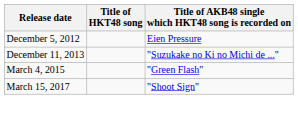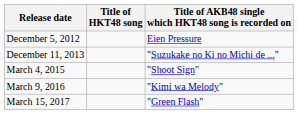(175, 70) "Green Flash" -> (173, 70) "Shoot Sign"
+ row: (36, 86)
(173, 86) "Shoot Sign" -> (175, 102) "Green Flash"
